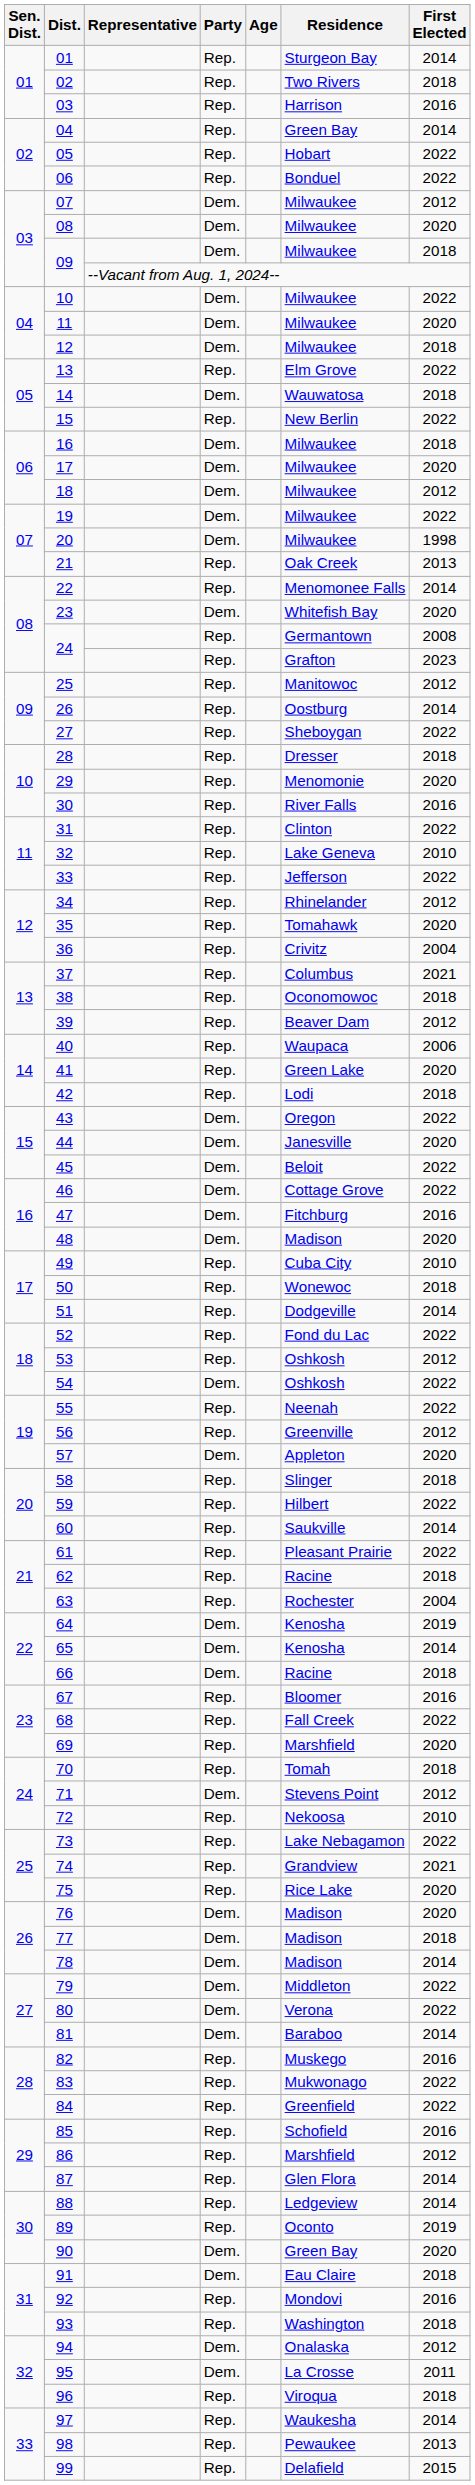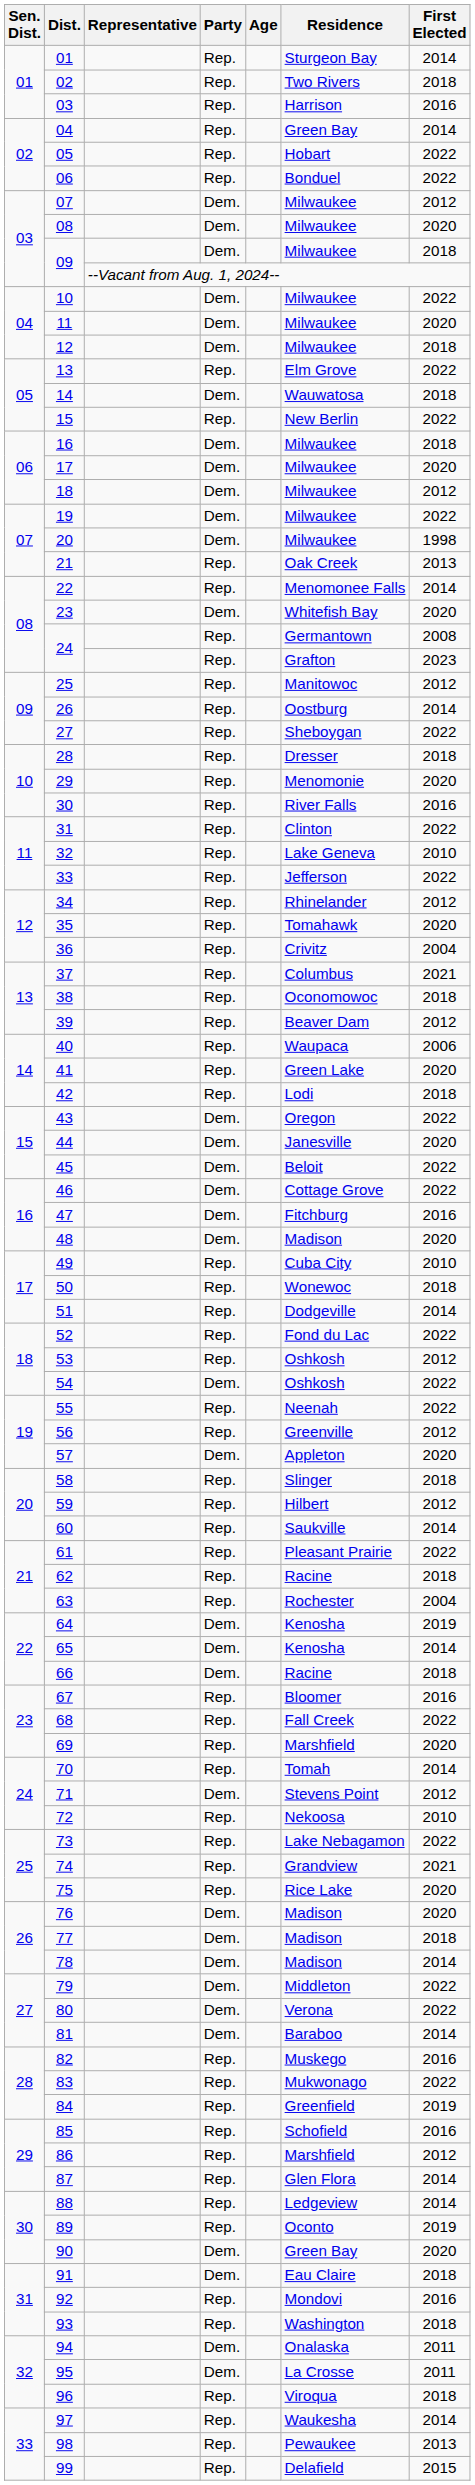(439, 1504) 2022 -> (439, 1504) 2012
(439, 1769) 2018 -> (439, 1769) 2014
(439, 2106) 2022 -> (439, 2106) 2019
(439, 2347) 2012 -> (439, 2347) 2011
